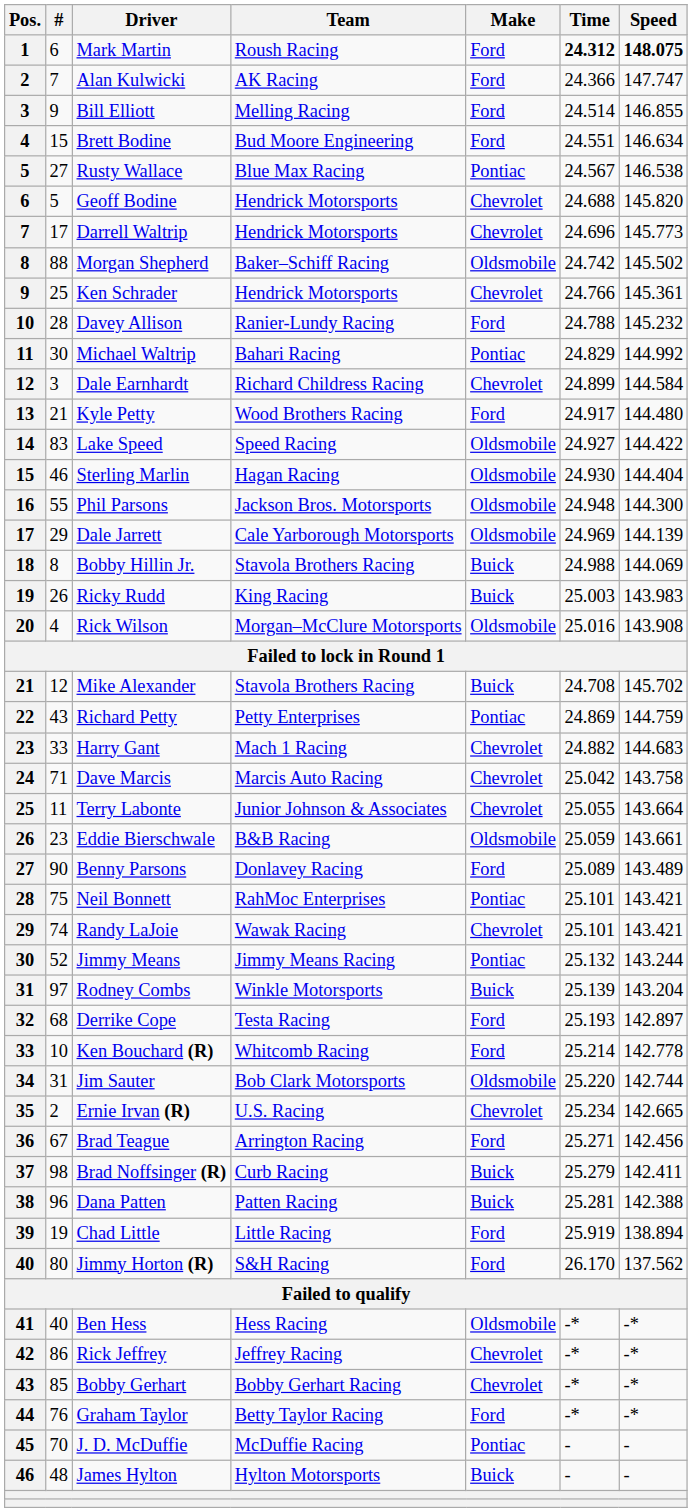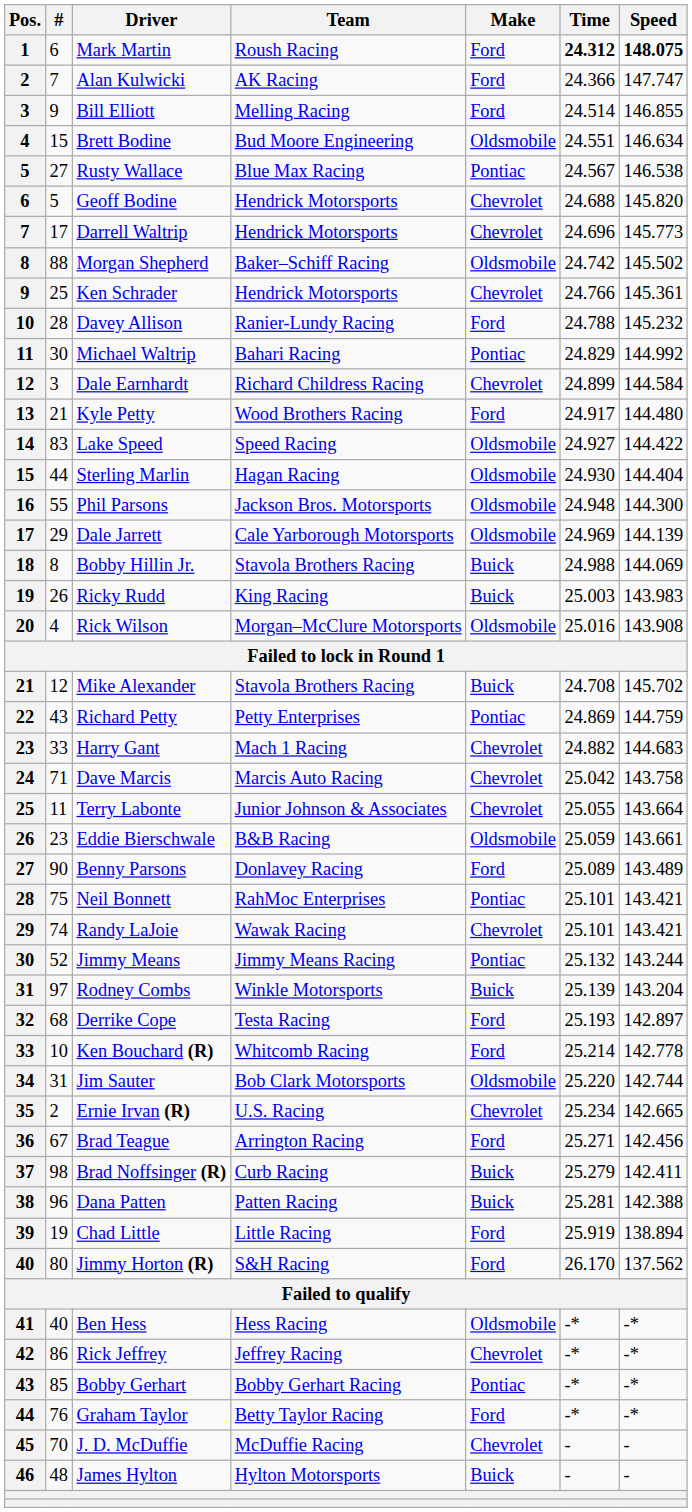(487, 141) Ford -> (513, 141) Oldsmobile
(59, 474) 46 -> (59, 474) 44
(506, 1384) Chevrolet -> (498, 1384) Pontiac
(498, 1445) Pontiac -> (506, 1445) Chevrolet
